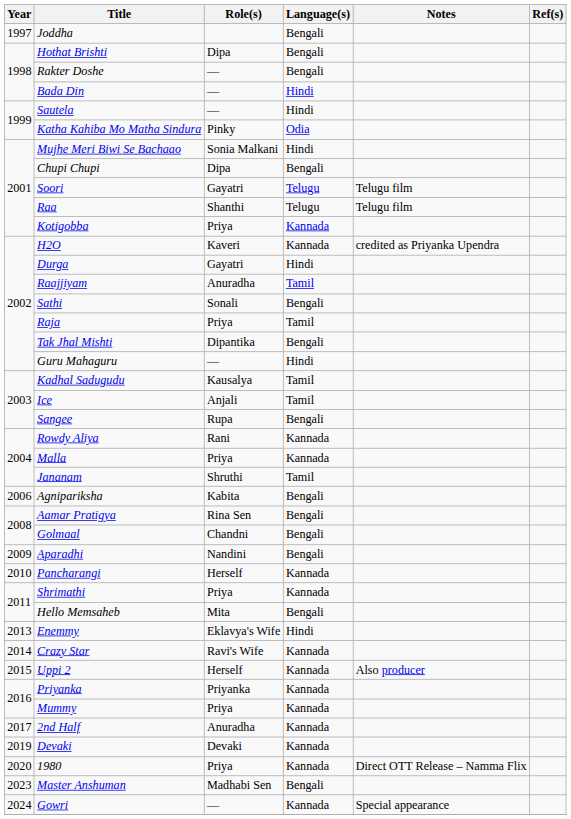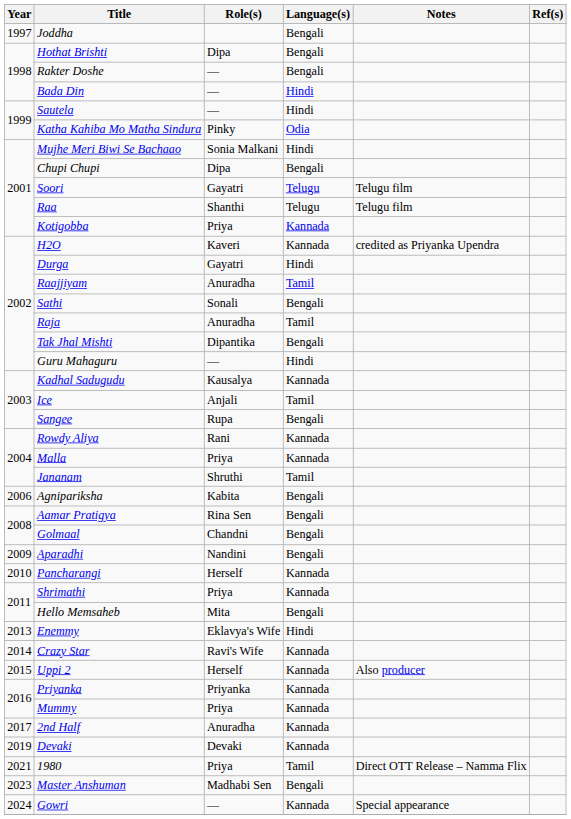(220, 322) Priya -> (231, 322) Anuradha
(300, 380) Tamil -> (307, 380) Kannada
(19, 766) 2020 -> (19, 766) 2021
(307, 766) Kannada -> (300, 766) Tamil
